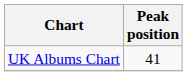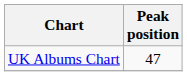(153, 58) 41 -> (153, 58) 47
